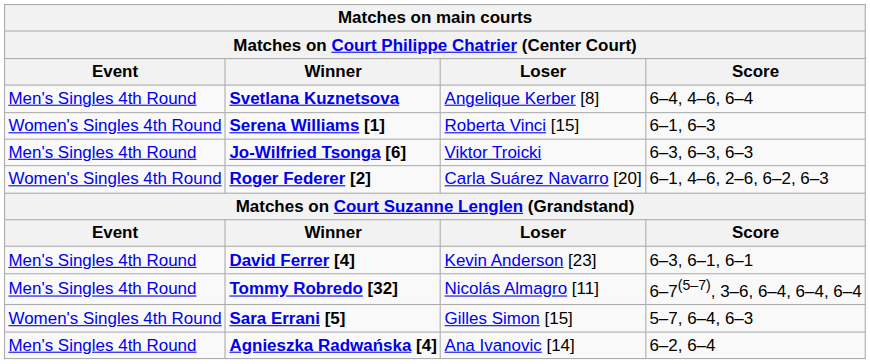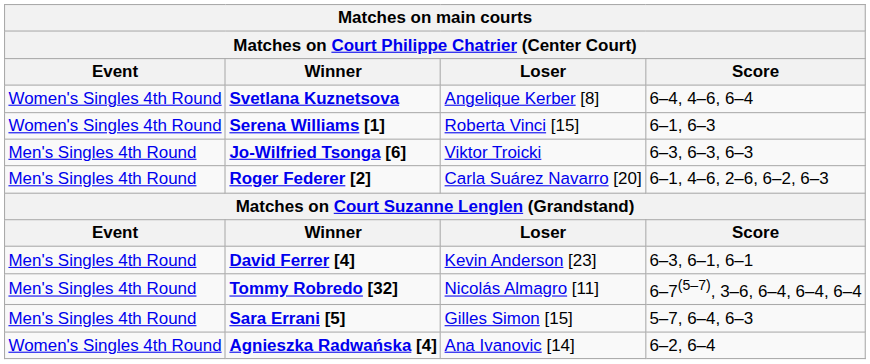(102, 98) Men's Singles 4th Round -> (115, 98) Women's Singles 4th Round
(115, 179) Women's Singles 4th Round -> (102, 179) Men's Singles 4th Round
(115, 318) Women's Singles 4th Round -> (102, 318) Men's Singles 4th Round
(102, 345) Men's Singles 4th Round -> (115, 345) Women's Singles 4th Round
